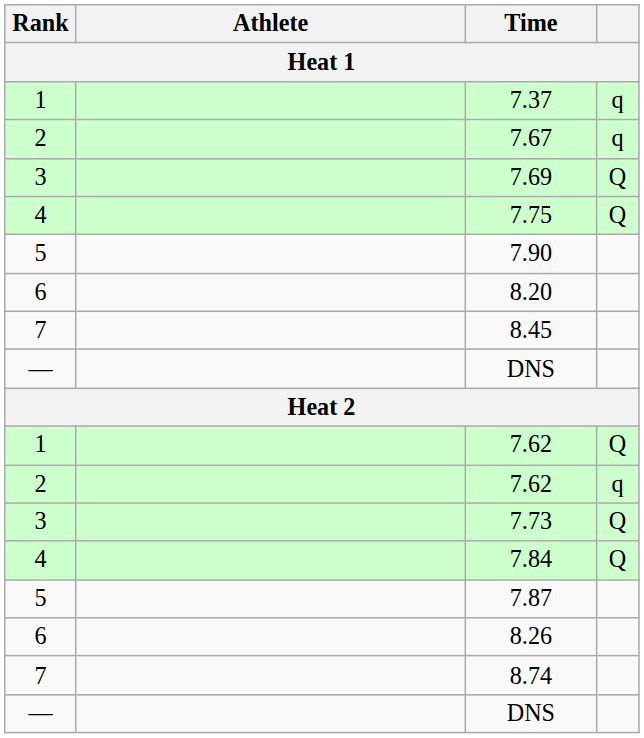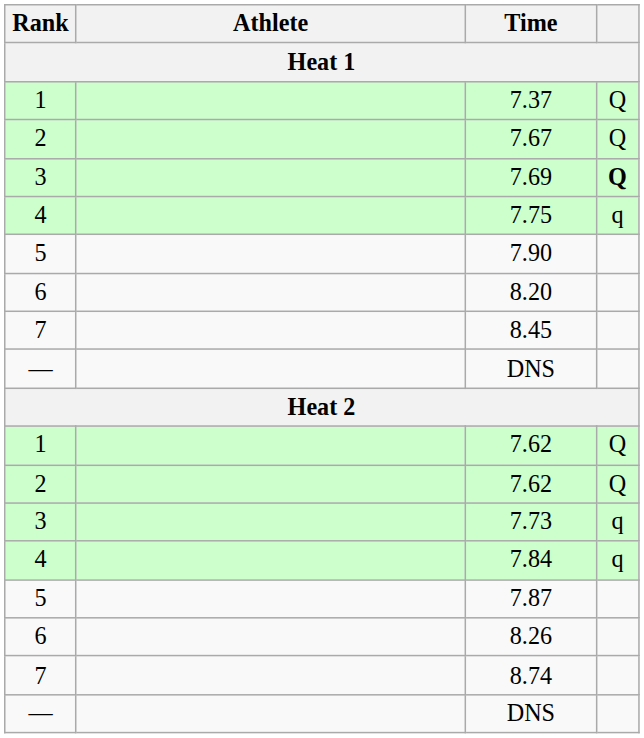(618, 100) q -> (618, 100) Q
(618, 138) q -> (618, 138) Q
(618, 176) normal -> (618, 176) bold
(618, 215) Q -> (618, 215) q
(618, 483) q -> (618, 483) Q
(618, 521) Q -> (618, 521) q
(618, 560) Q -> (618, 560) q
